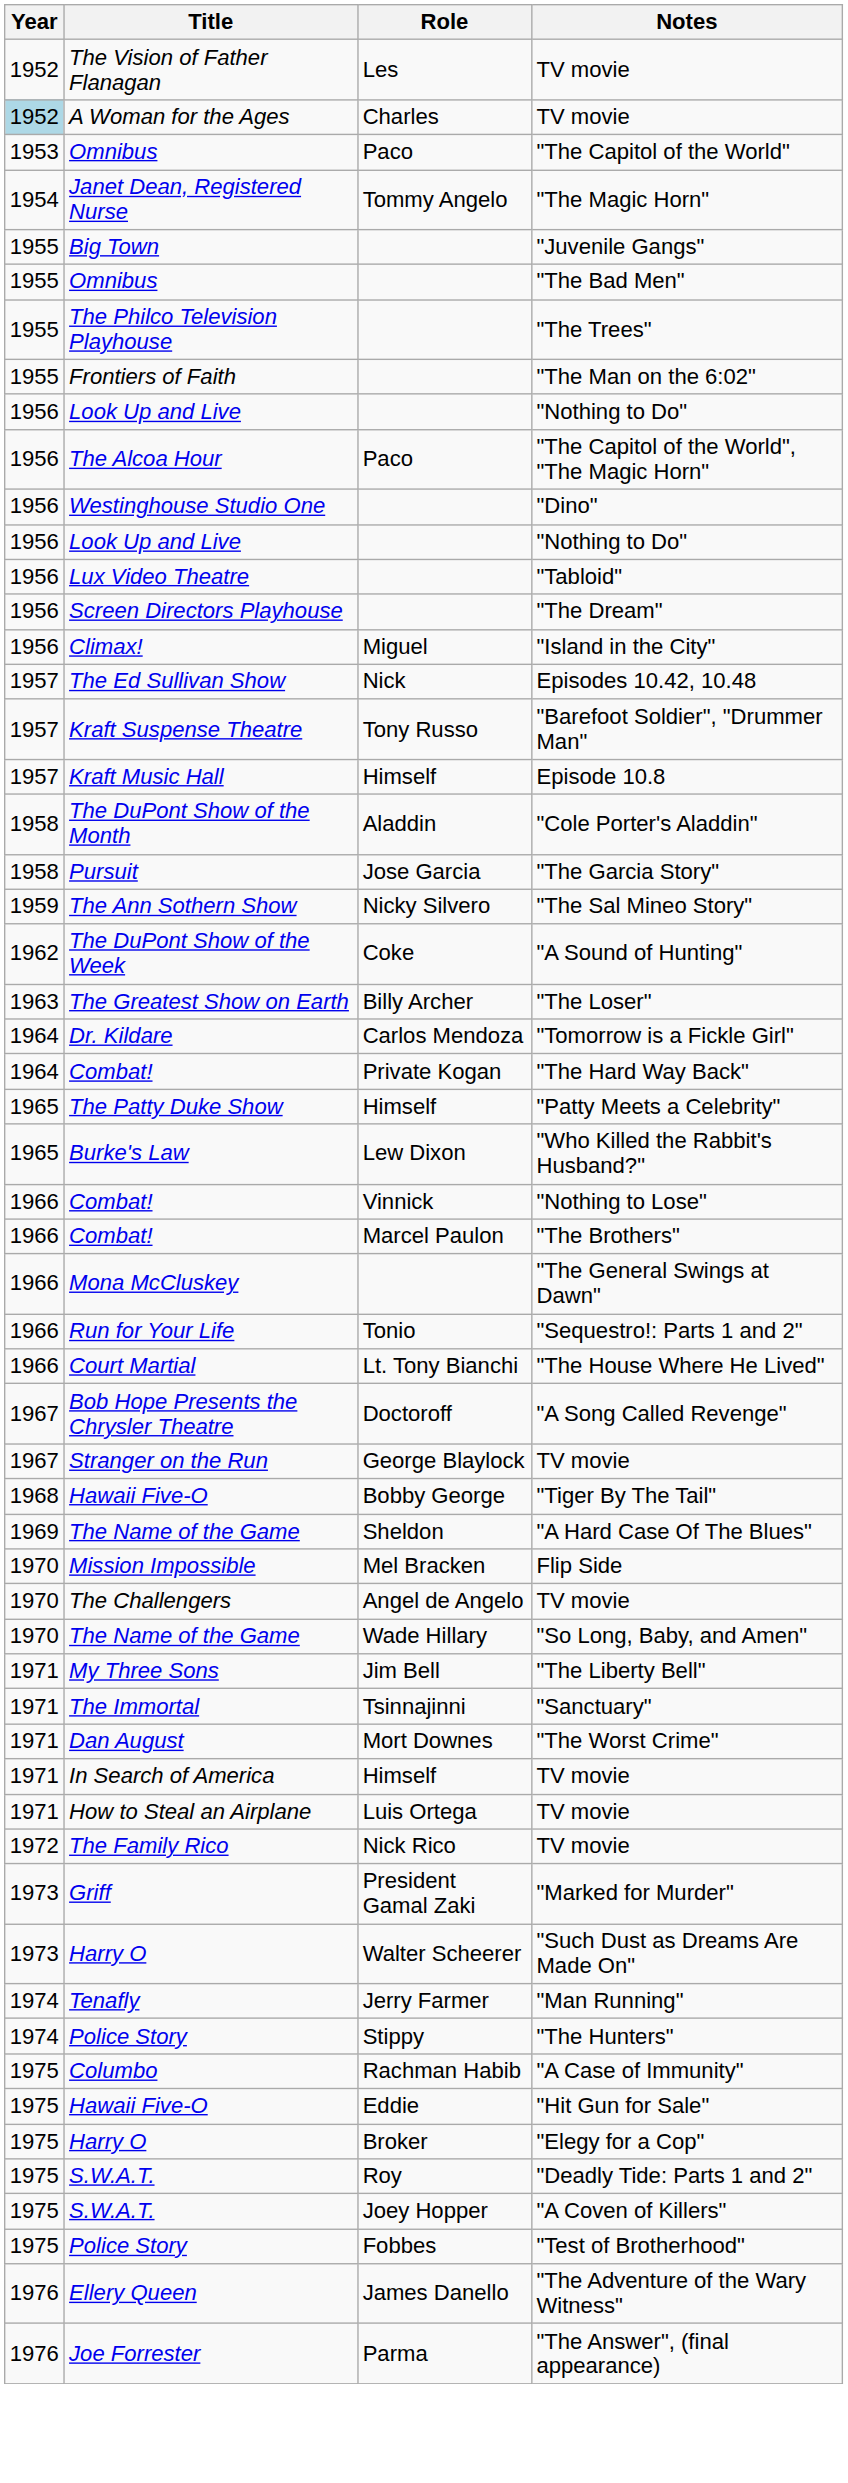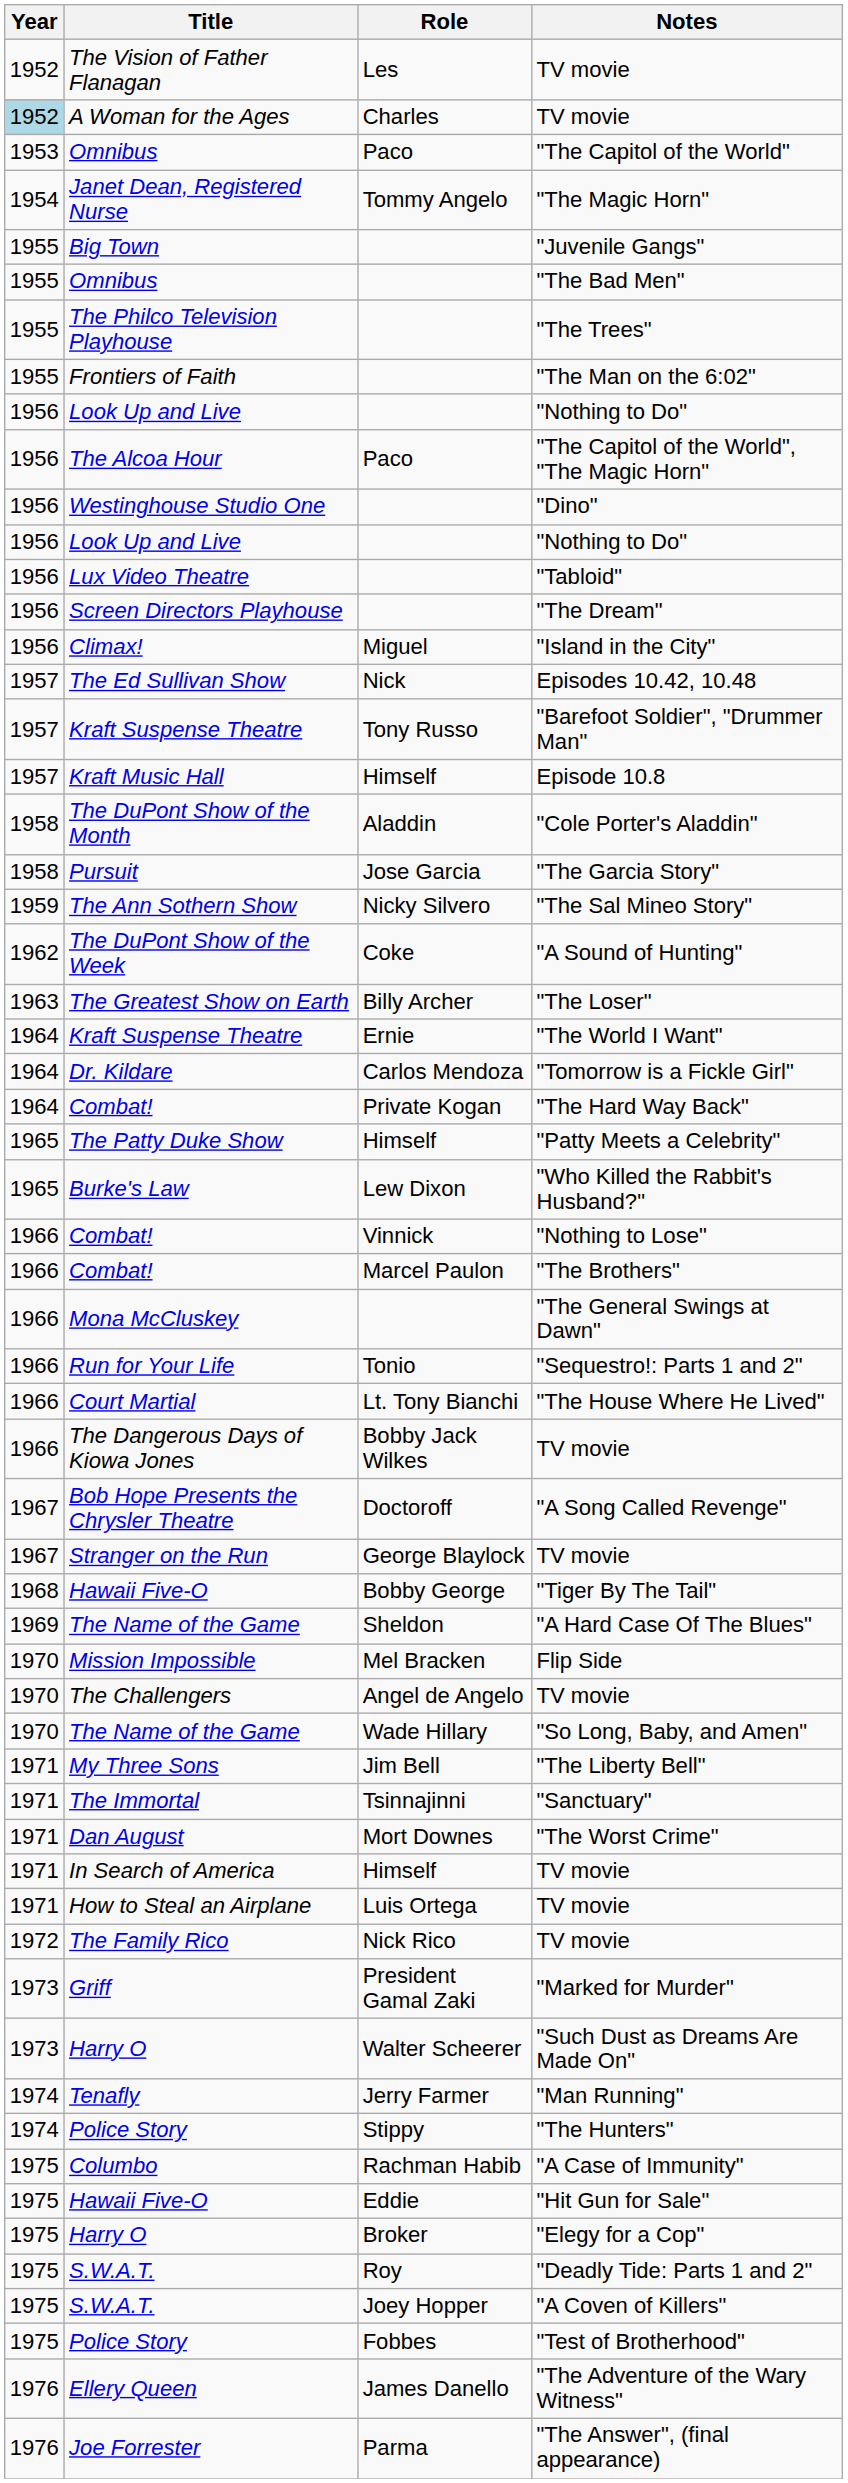+ row: (186, 1036)
+ row: (186, 1448)
